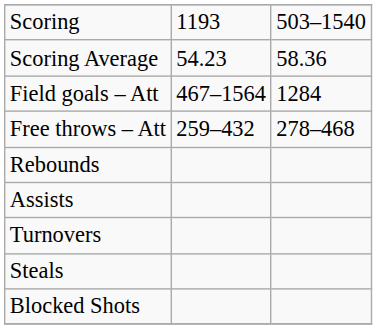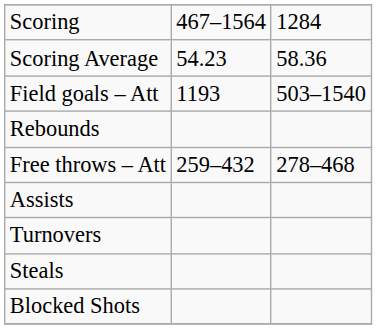(198, 22) 1193 -> (221, 22) 467–1564
(321, 22) 503–1540 -> (299, 22) 1284
(221, 93) 467–1564 -> (198, 93) 1193
(299, 93) 1284 -> (321, 93) 503–1540
rows swapped: (88, 128) <-> (55, 164)
